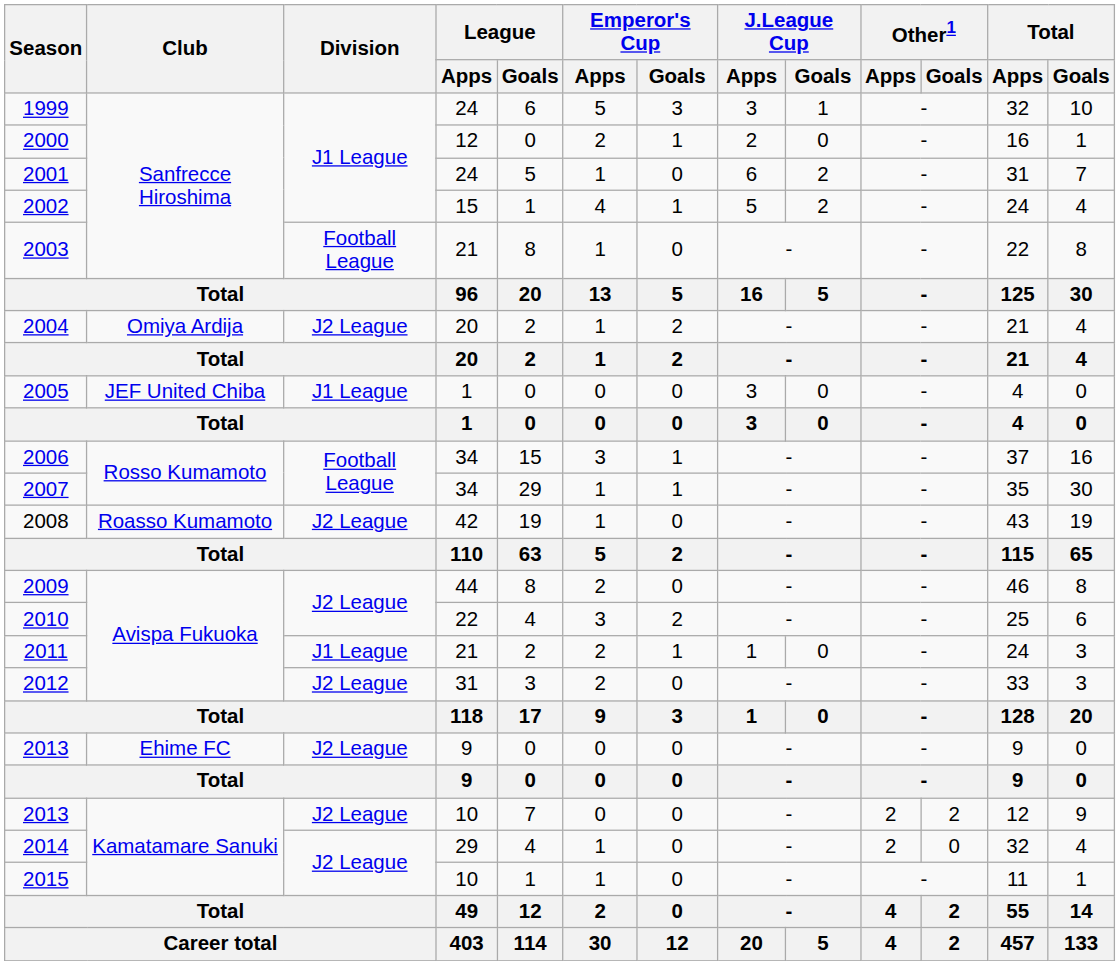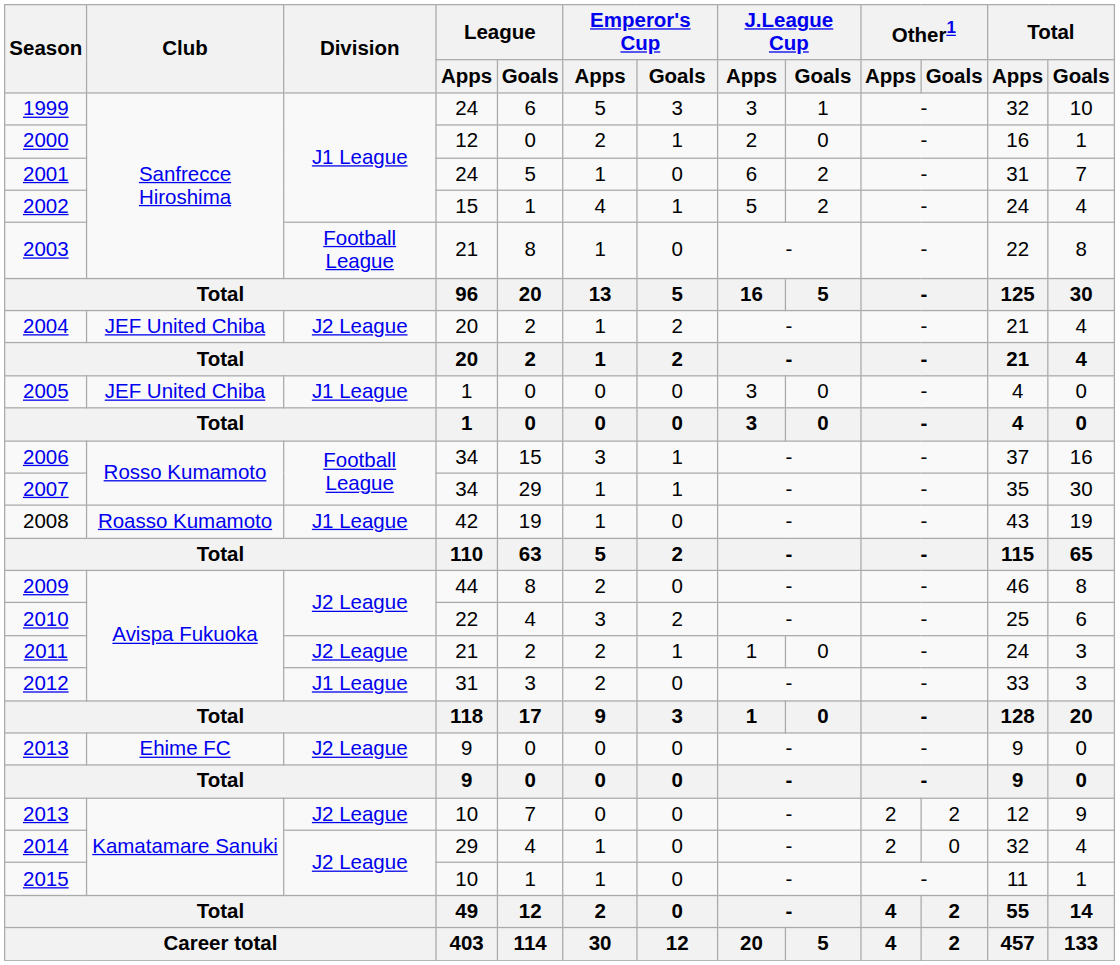(185, 326) Omiya Ardija -> (185, 326) JEF United Chiba
(360, 521) J2 League -> (360, 521) J1 League
(360, 651) J1 League -> (360, 651) J2 League
(360, 683) J2 League -> (360, 683) J1 League
